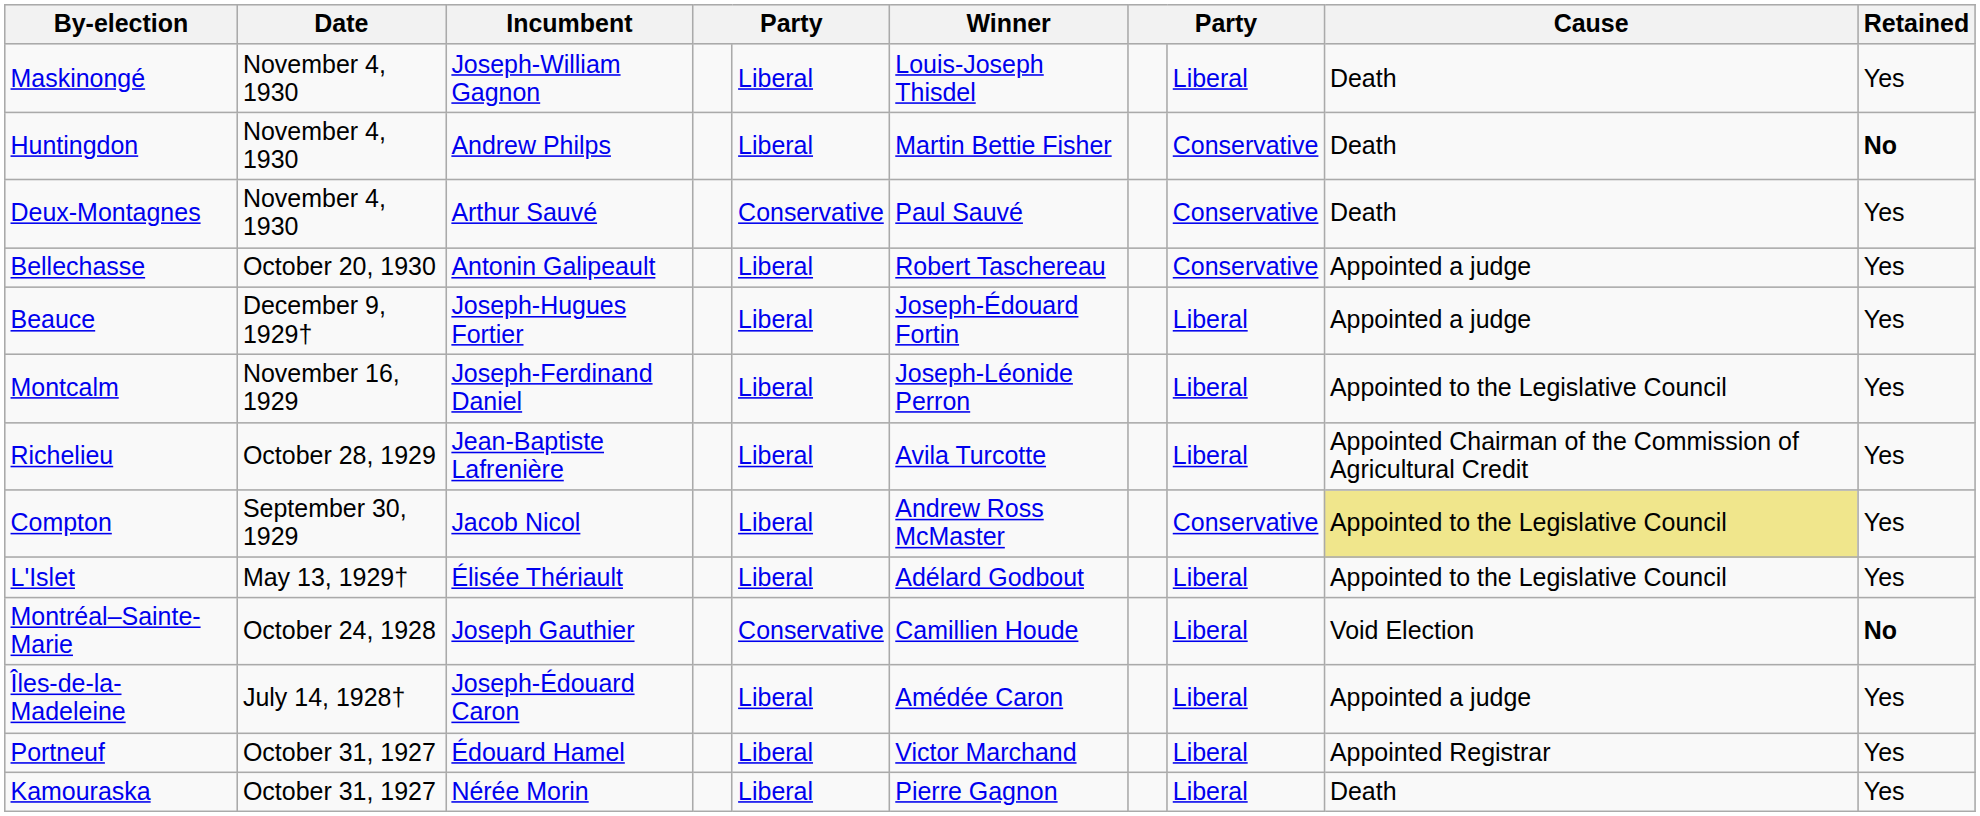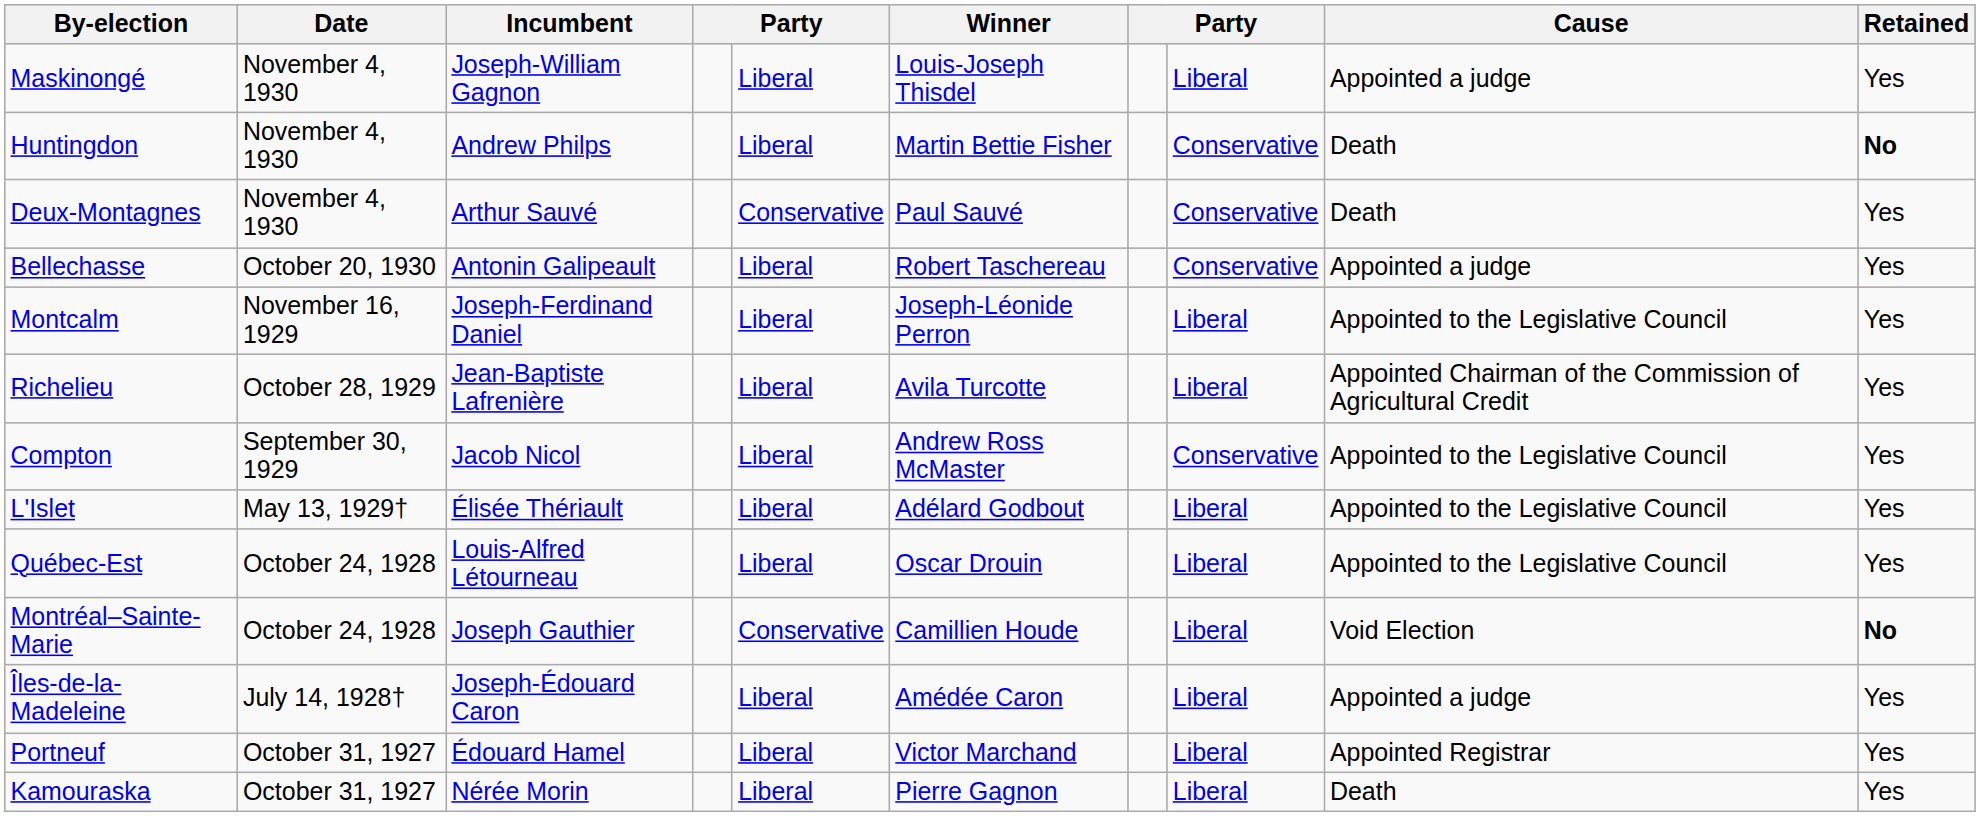(1363, 77) Death -> (1431, 77) Appointed a judge
- row: (53, 320)
(1528, 523) khaki background -> (1528, 455) no background
+ row: (76, 563)
